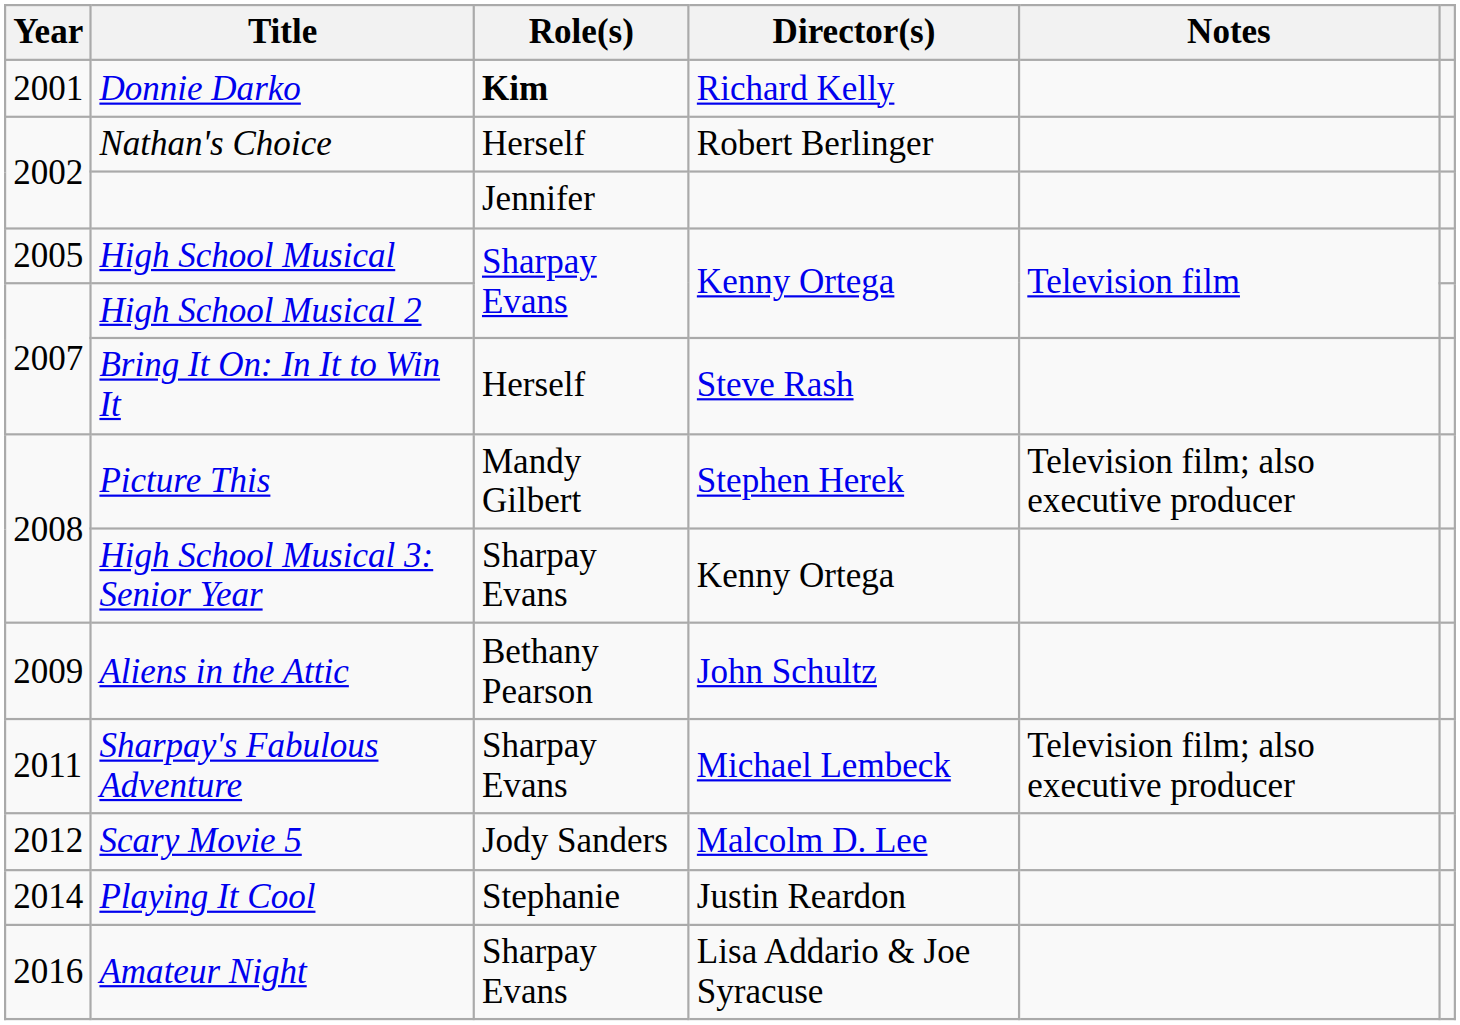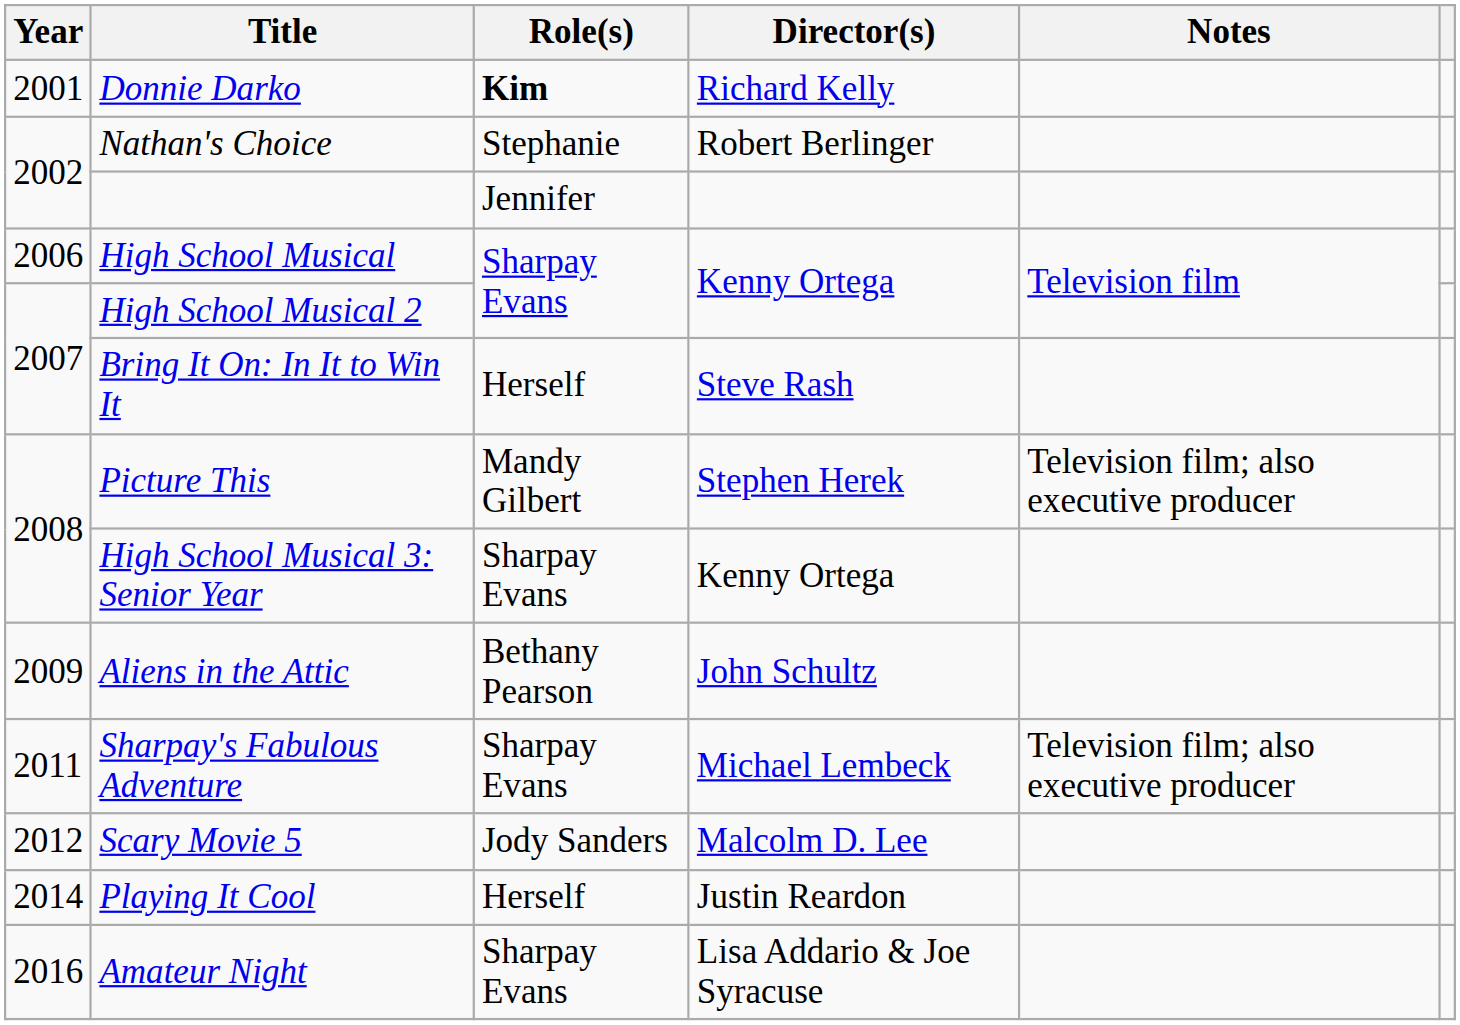(534, 143) Herself -> (551, 143) Stephanie
(48, 254) 2005 -> (48, 254) 2006
(551, 896) Stephanie -> (534, 896) Herself
